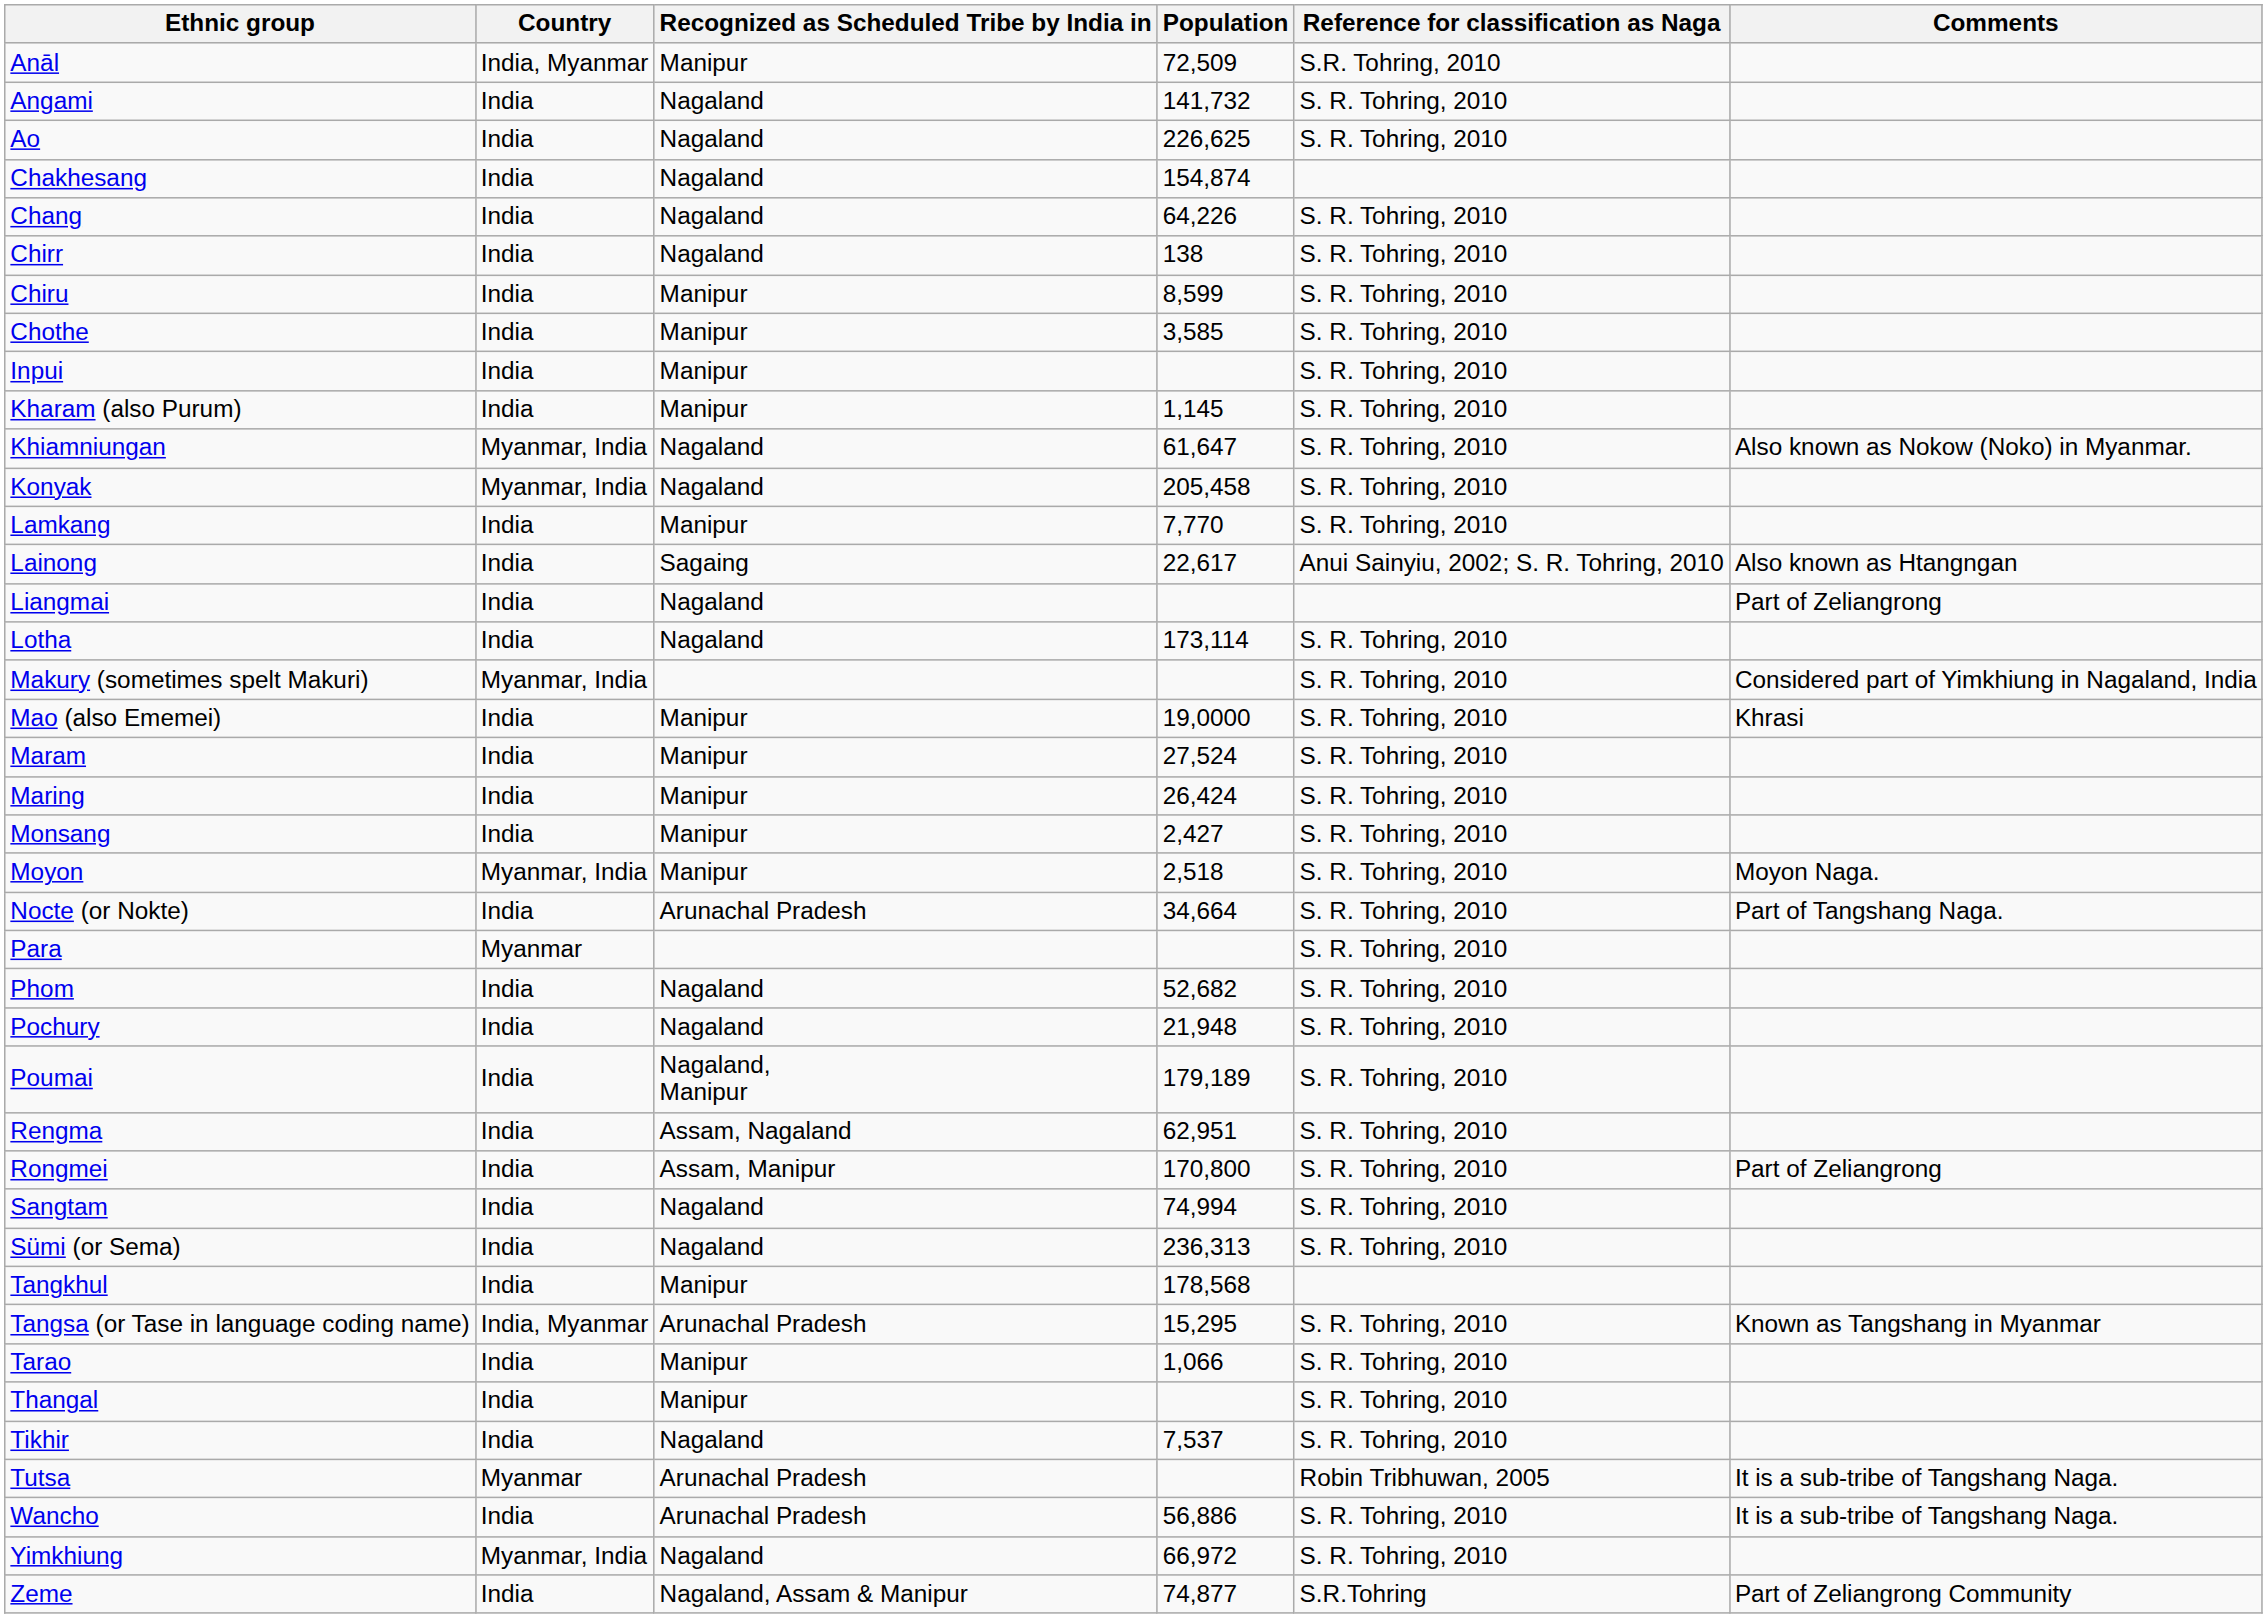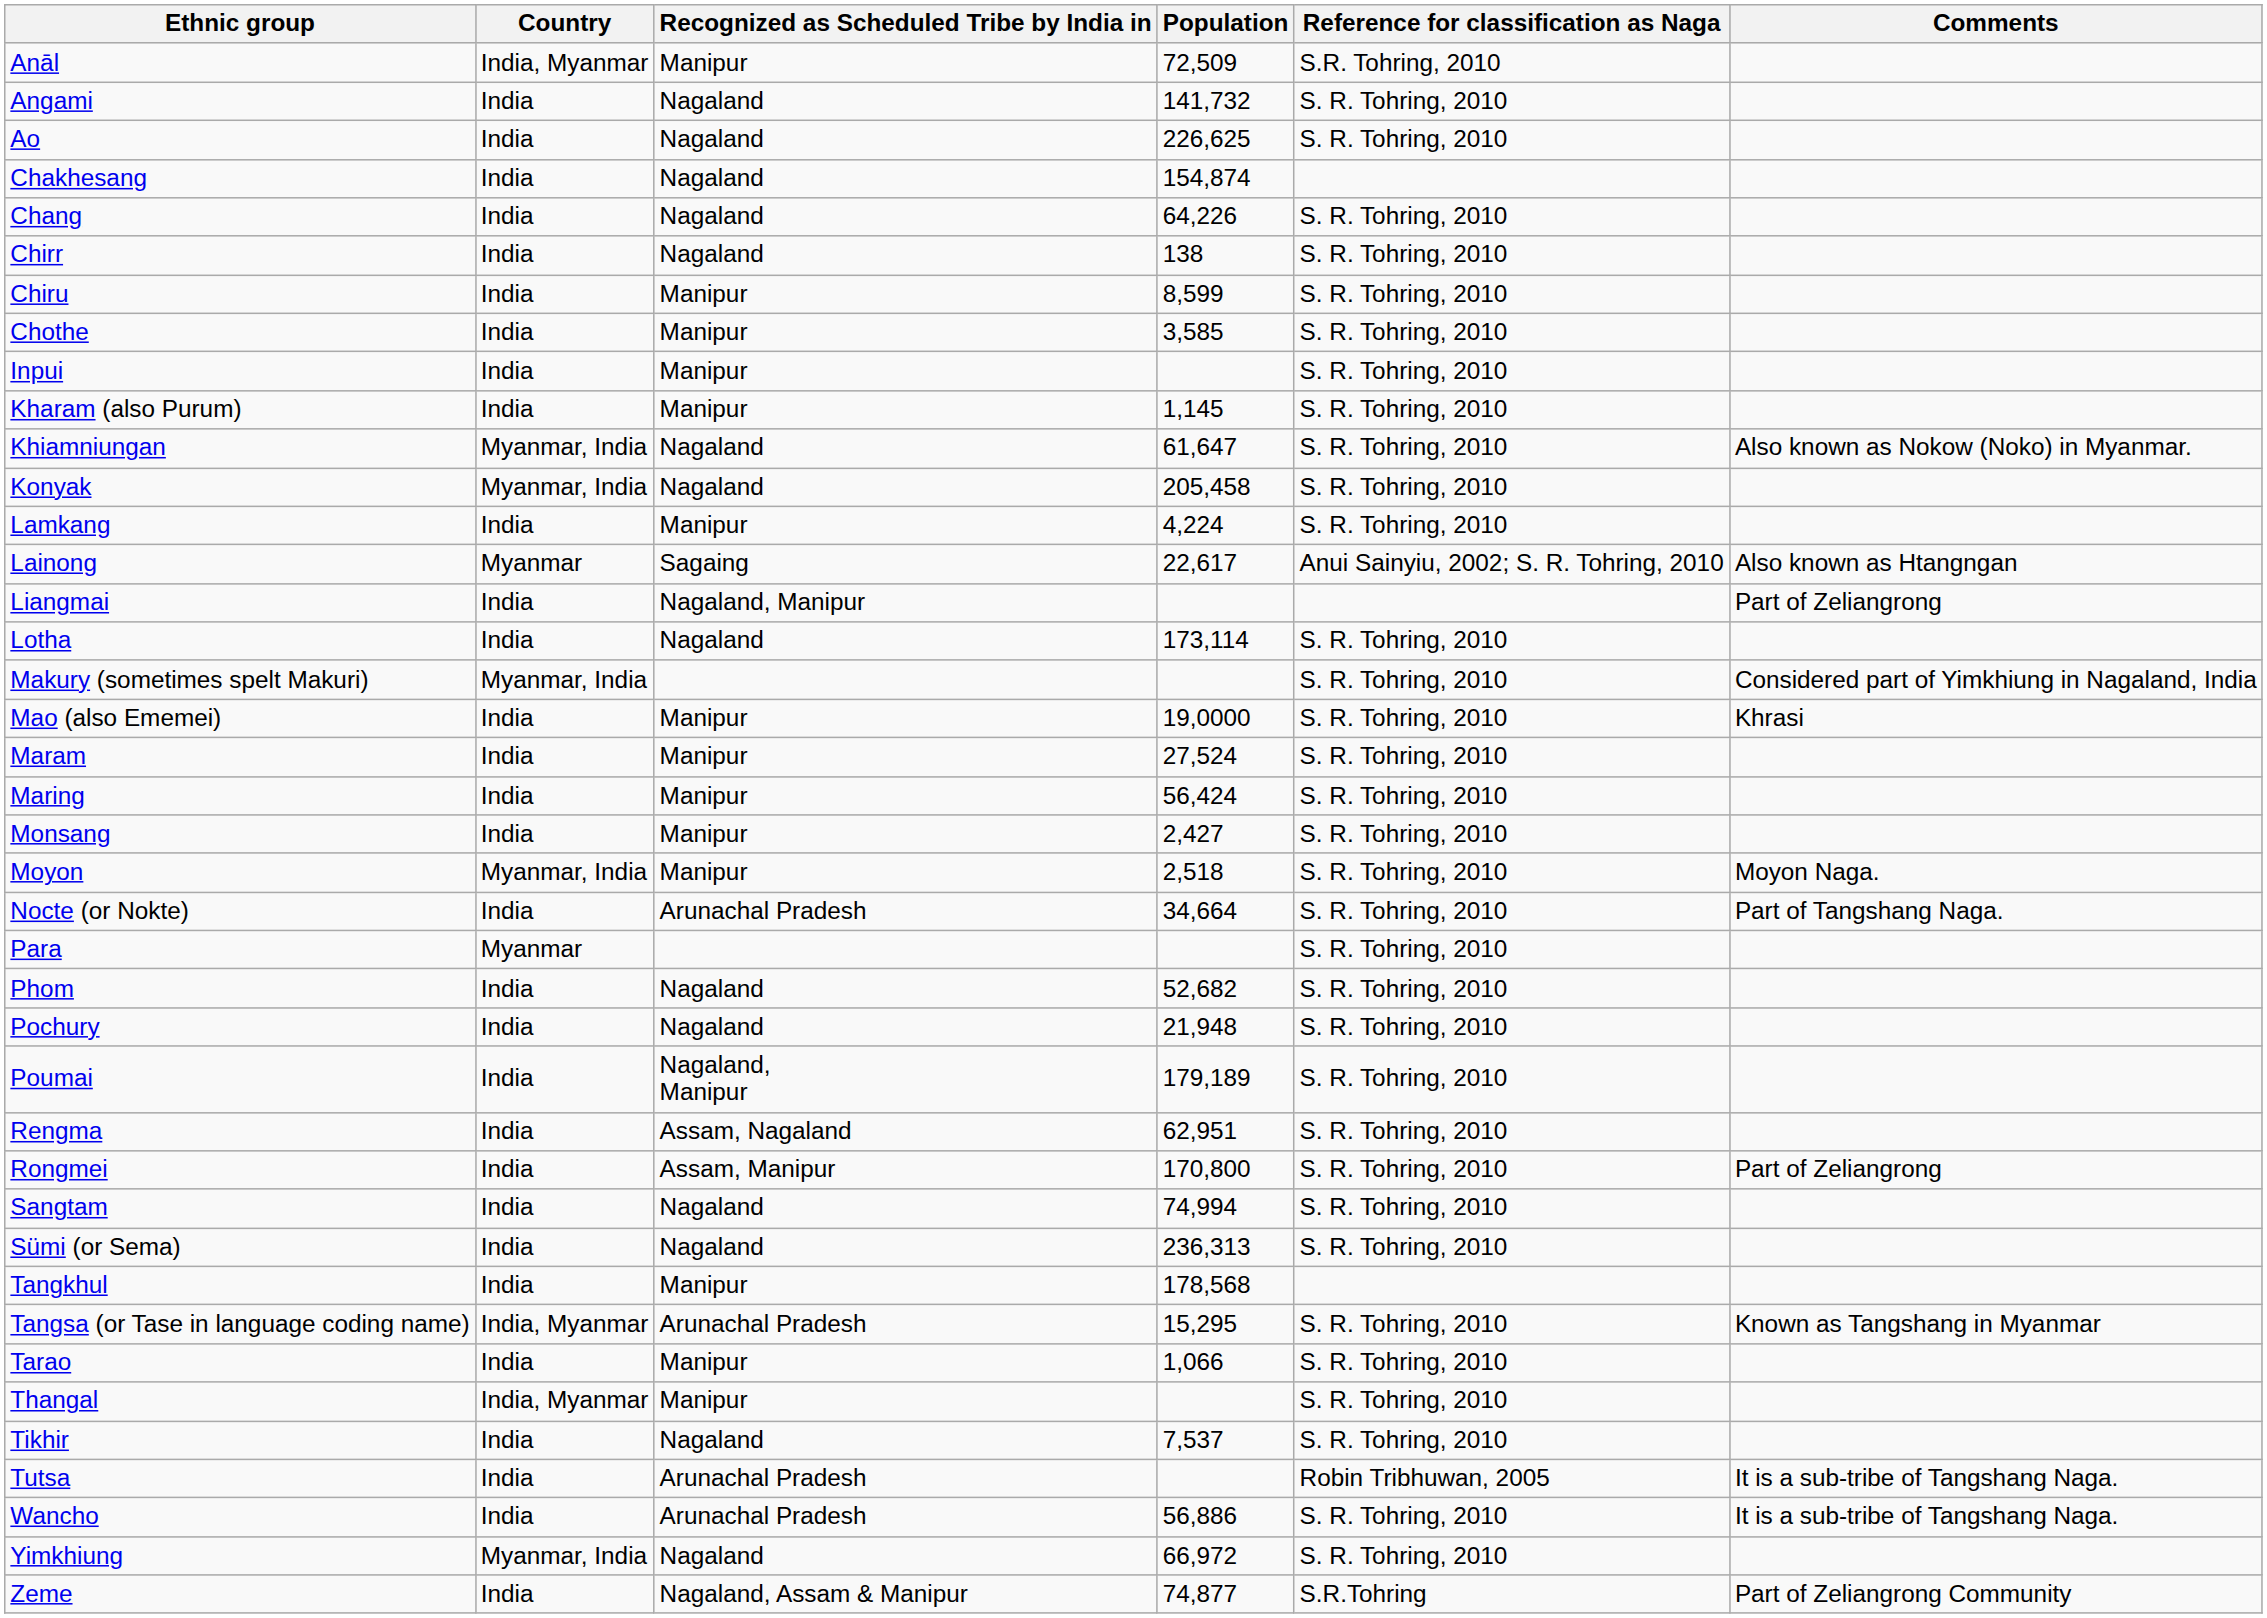(1193, 525) 7,770 -> (1193, 525) 4,224
(507, 563) India -> (531, 563) Myanmar
(712, 602) Nagaland -> (762, 602) Nagaland, Manipur
(1200, 795) 26,424 -> (1200, 795) 56,424
(507, 1401) India -> (565, 1401) India, Myanmar
(531, 1478) Myanmar -> (507, 1478) India
